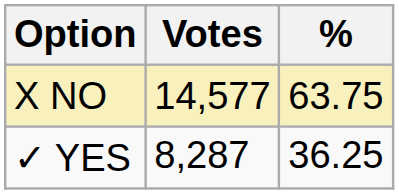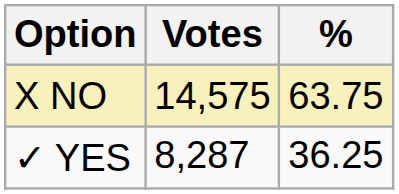(212, 95) 14,577 -> (212, 95) 14,575
